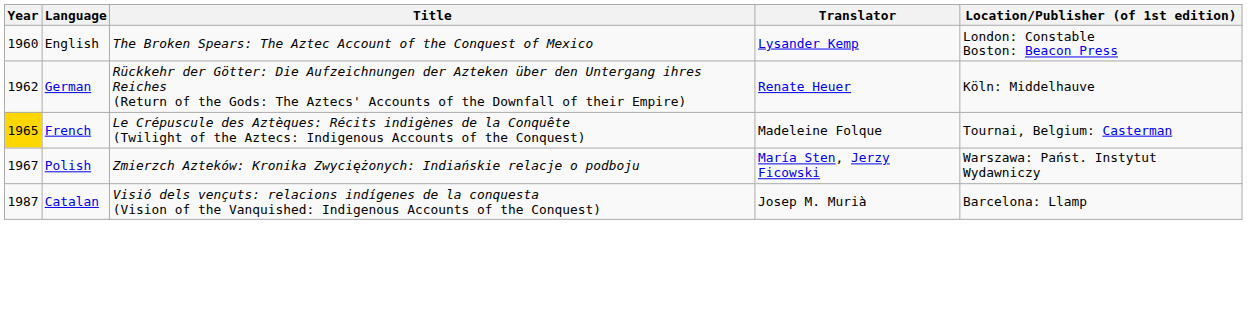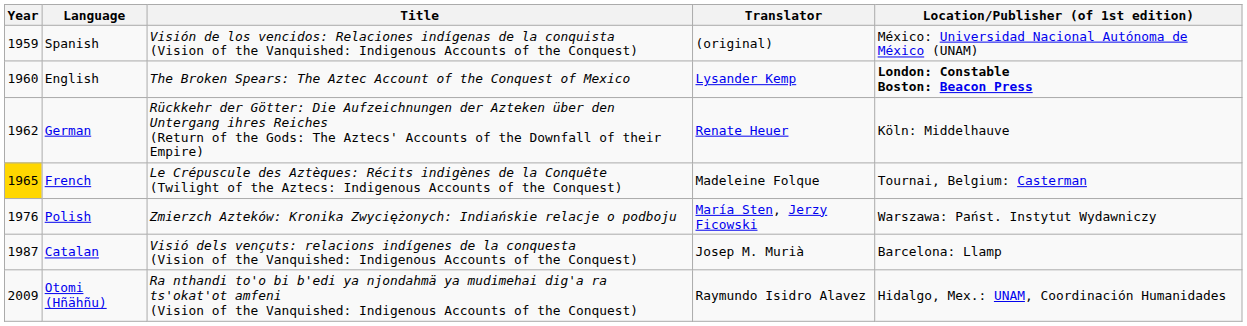+ row: (72, 43)
(1040, 43) normal -> (955, 79) bold
(23, 166) 1967 -> (23, 216) 1976
+ row: (76, 295)
